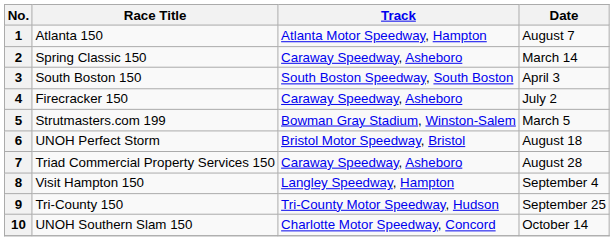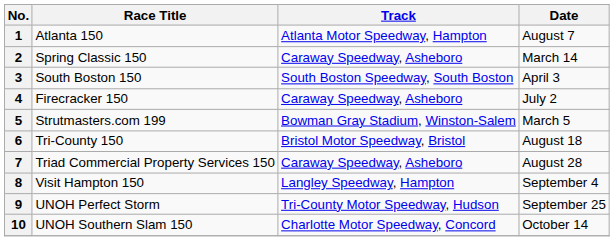(98, 141) UNOH Perfect Storm -> (79, 141) Tri-County 150
(79, 204) Tri-County 150 -> (98, 204) UNOH Perfect Storm
